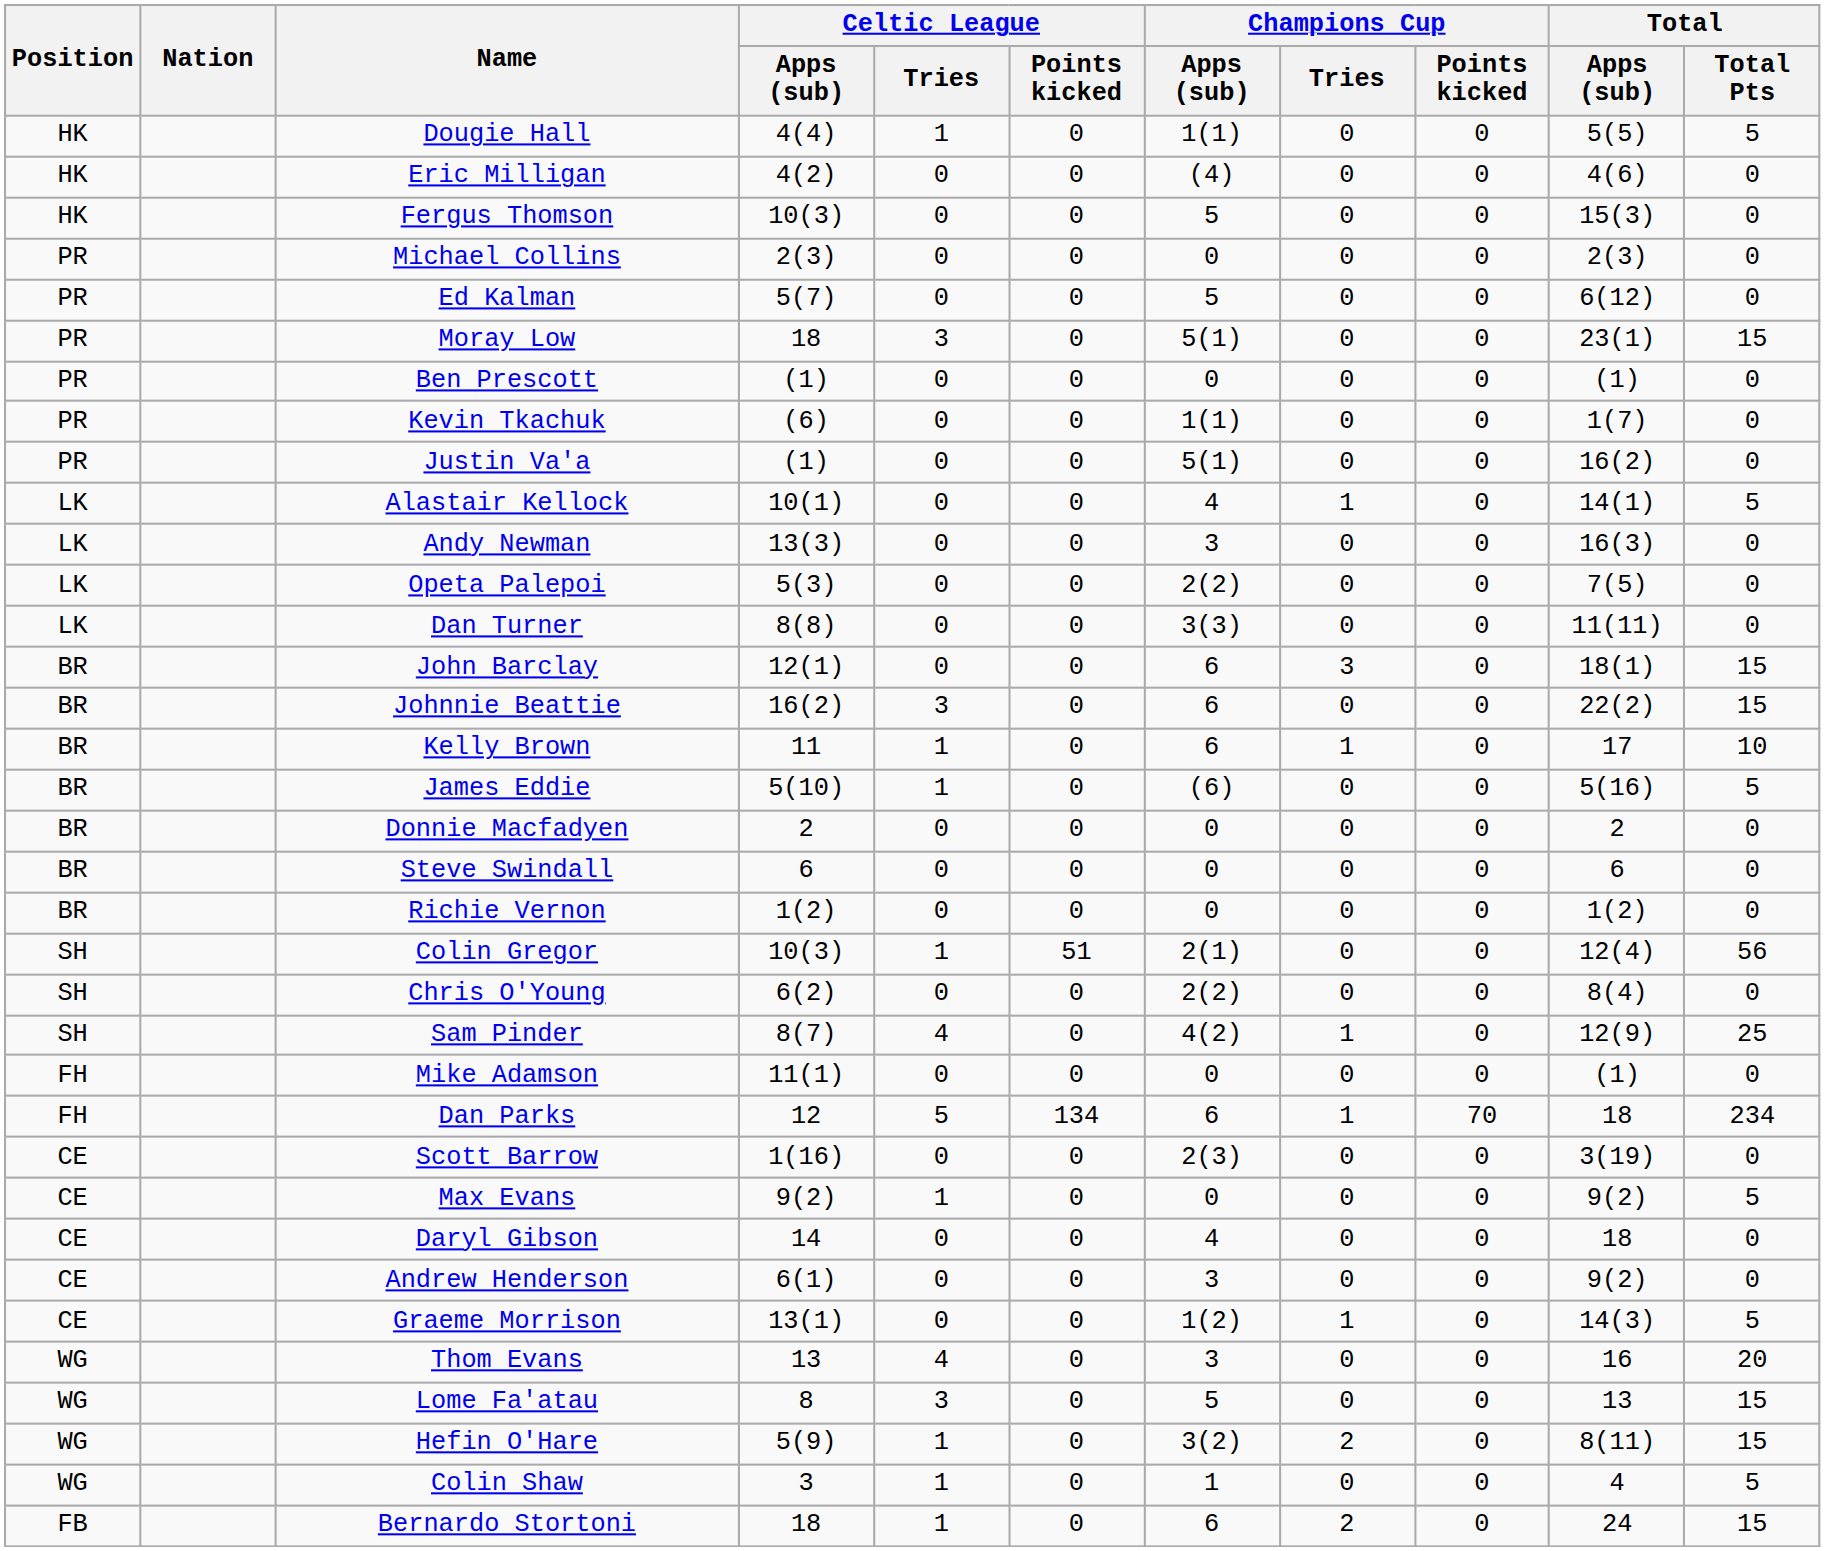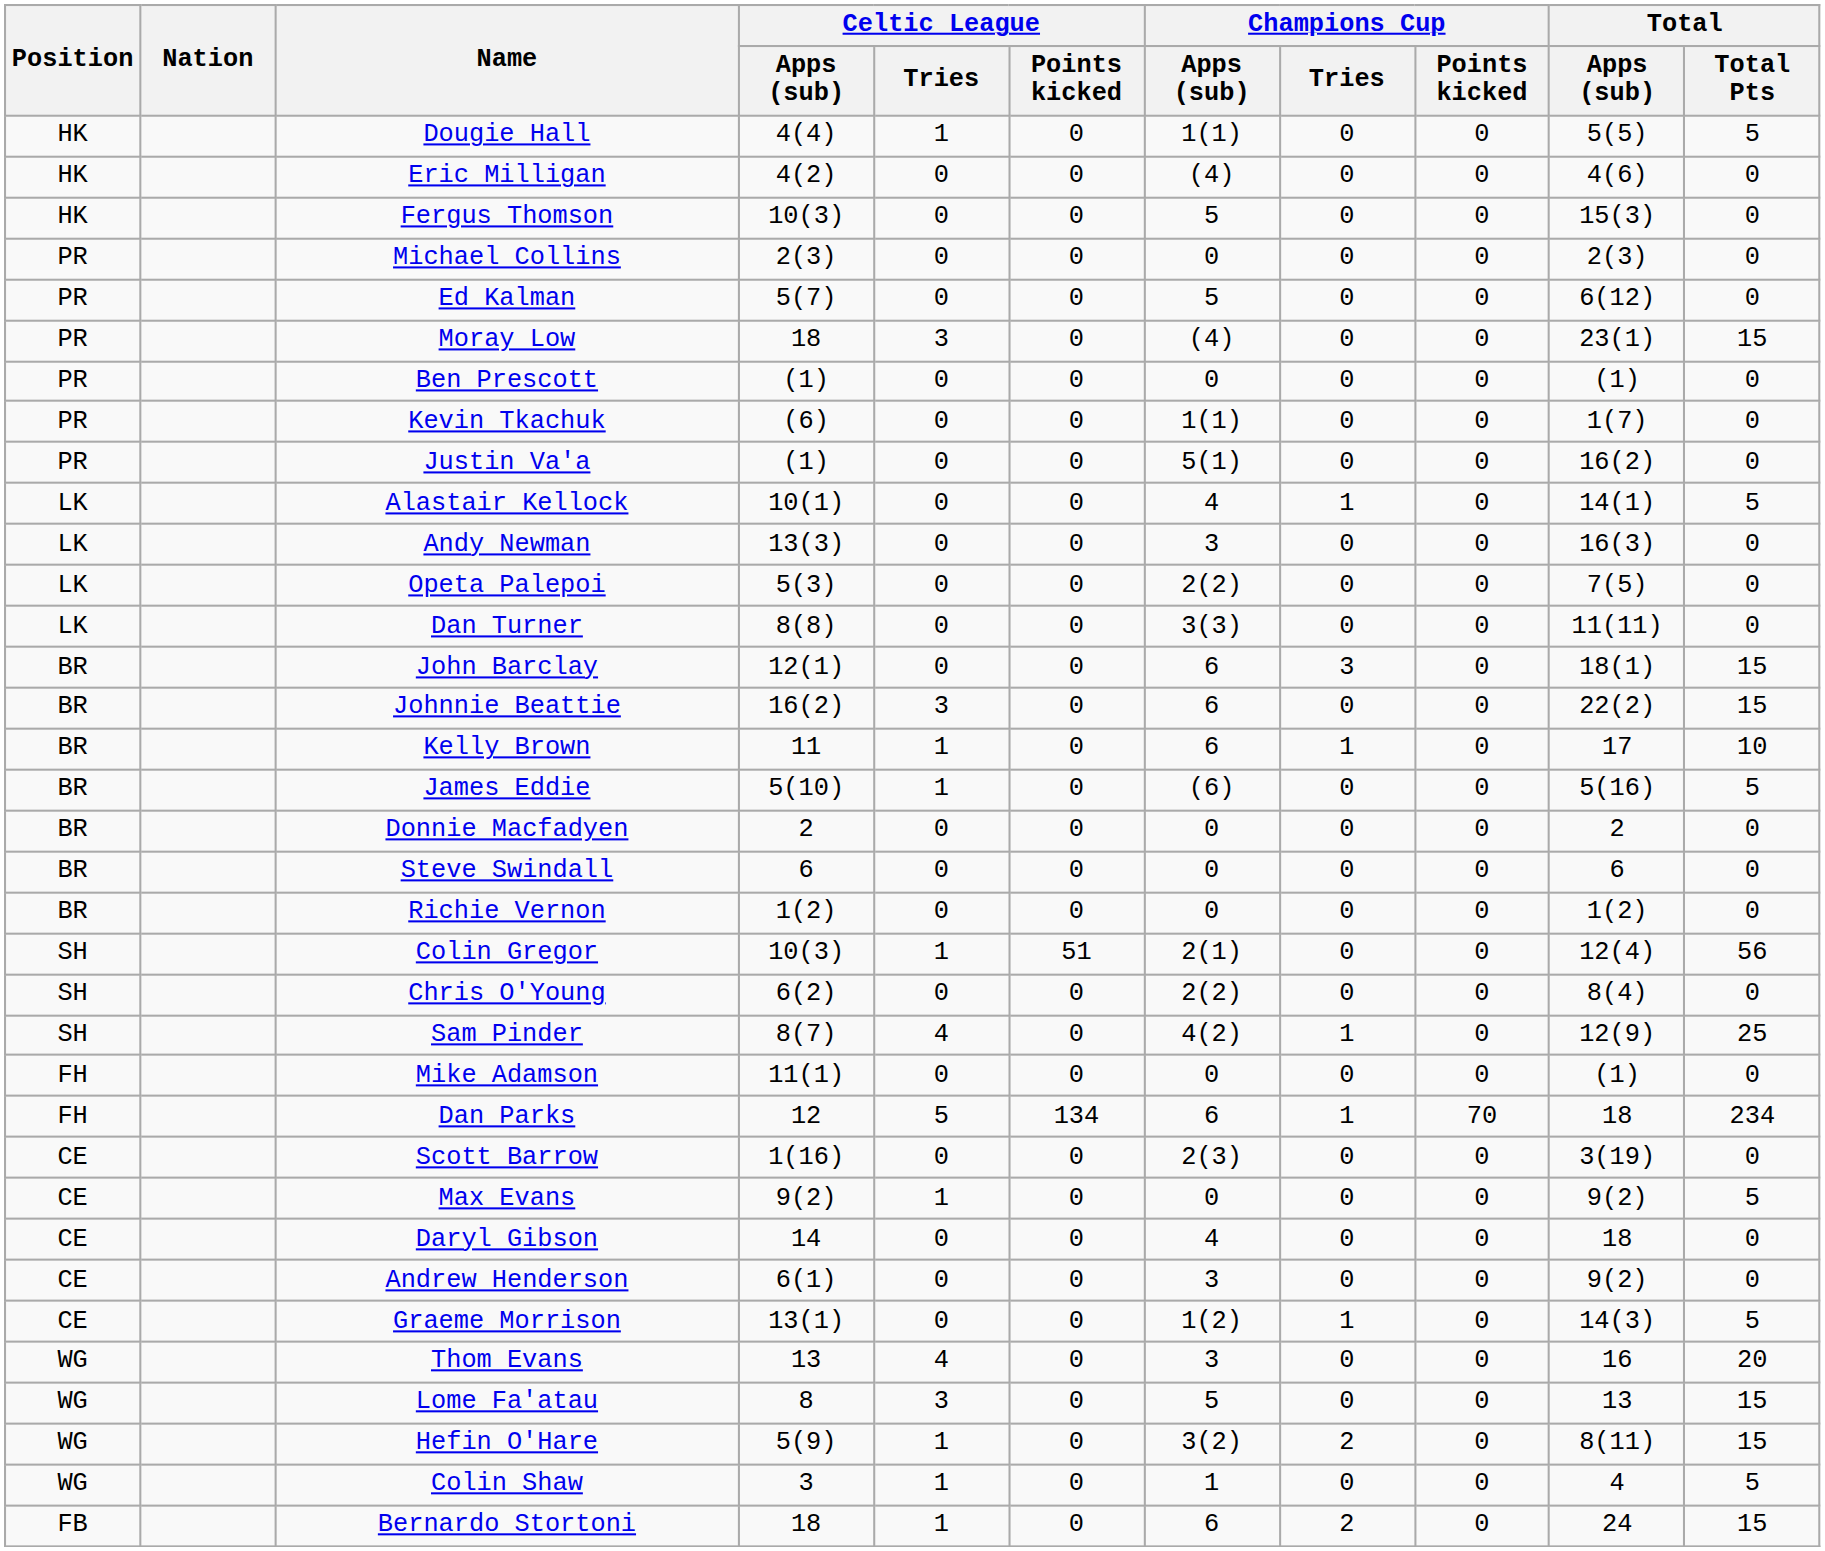(1212, 341) 5(1) -> (1212, 341) (4)
